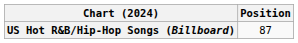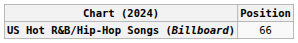(266, 30) 87 -> (266, 30) 66
